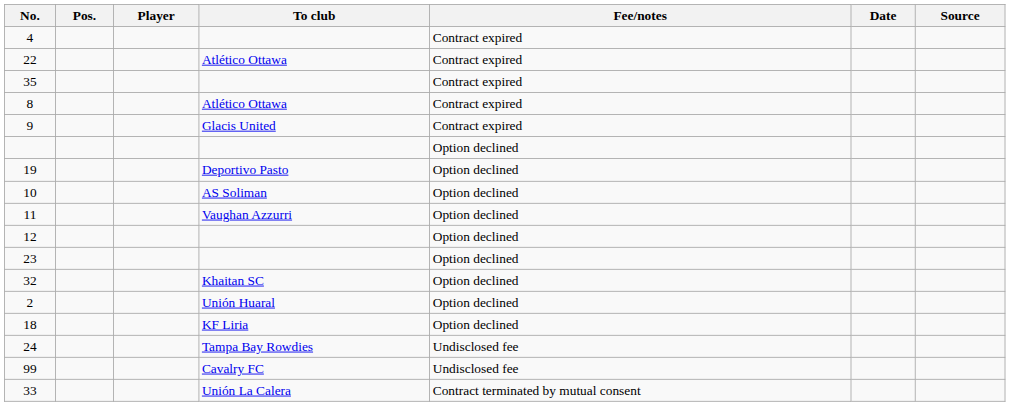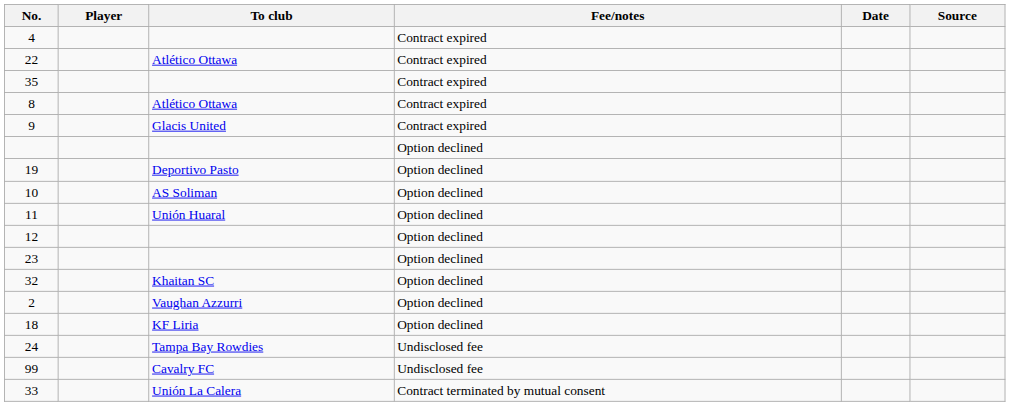- column: (84, 15)
(247, 214) Vaughan Azzurri -> (189, 214) Unión Huaral
(238, 302) Unión Huaral -> (197, 302) Vaughan Azzurri
